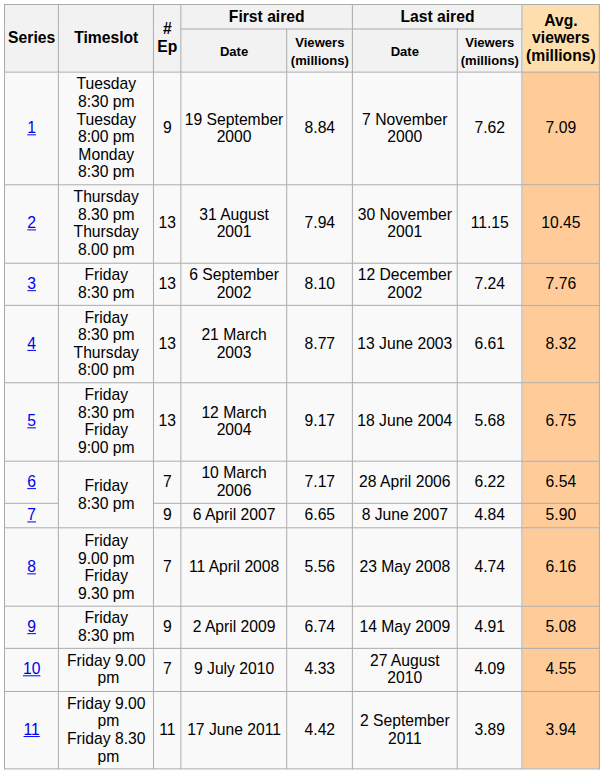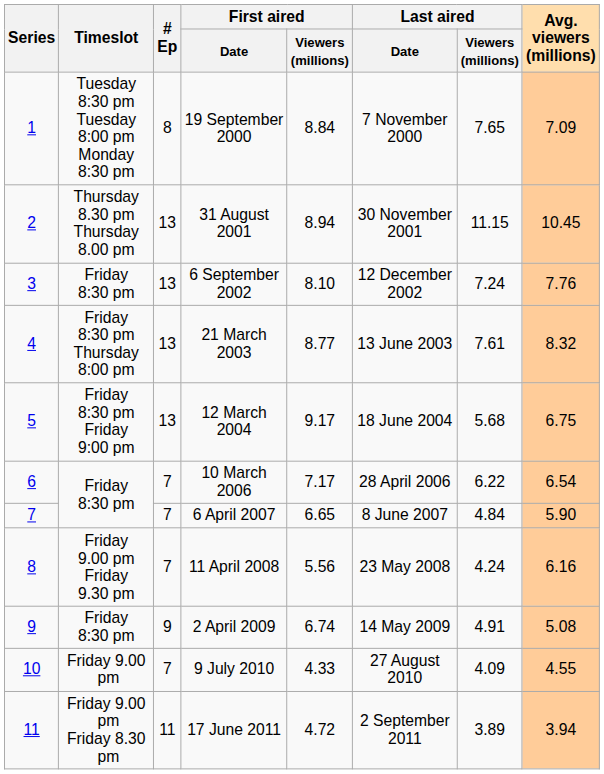(167, 128) 9 -> (167, 128) 8
(490, 128) 7.62 -> (490, 128) 7.65
(320, 223) 7.94 -> (320, 223) 8.94
(490, 344) 6.61 -> (490, 344) 7.61
(167, 515) 9 -> (167, 515) 7
(490, 567) 4.74 -> (490, 567) 4.24
(320, 729) 4.42 -> (320, 729) 4.72
